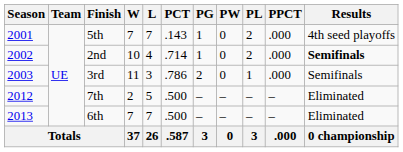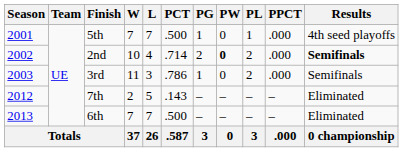(176, 34) .143 -> (176, 34) .500
(249, 34) 2 -> (249, 34) 1
(199, 55) 1 -> (199, 55) 2
(223, 55) normal -> (223, 55) bold
(199, 75) 2 -> (199, 75) 1
(249, 75) 1 -> (249, 75) 2
(176, 95) .500 -> (176, 95) .143
